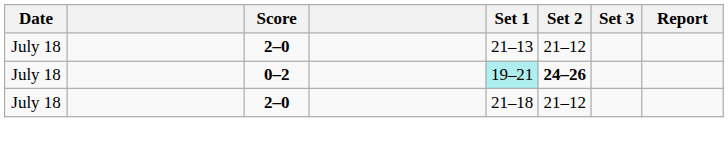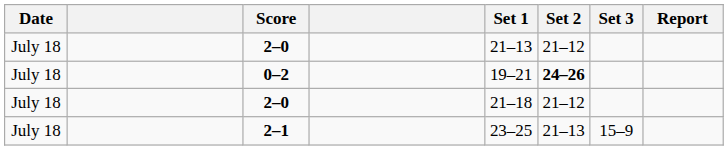(512, 74) paleturquoise background -> (511, 74) no background
+ row: (36, 131)
